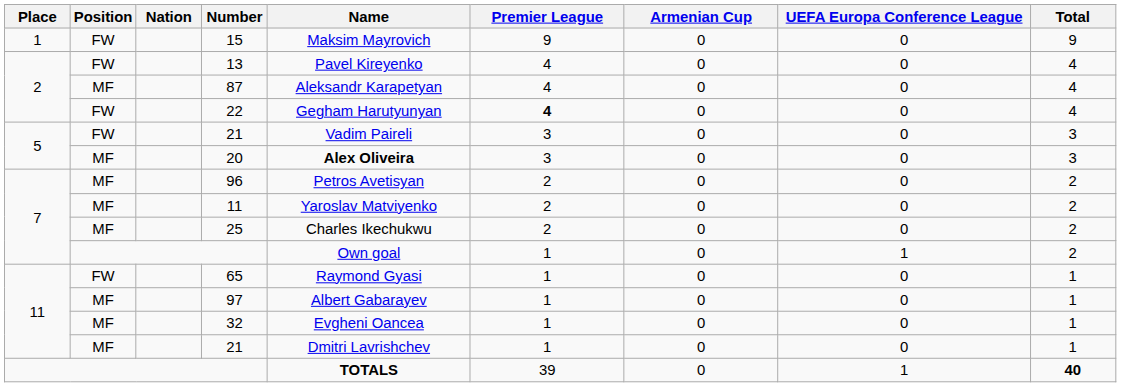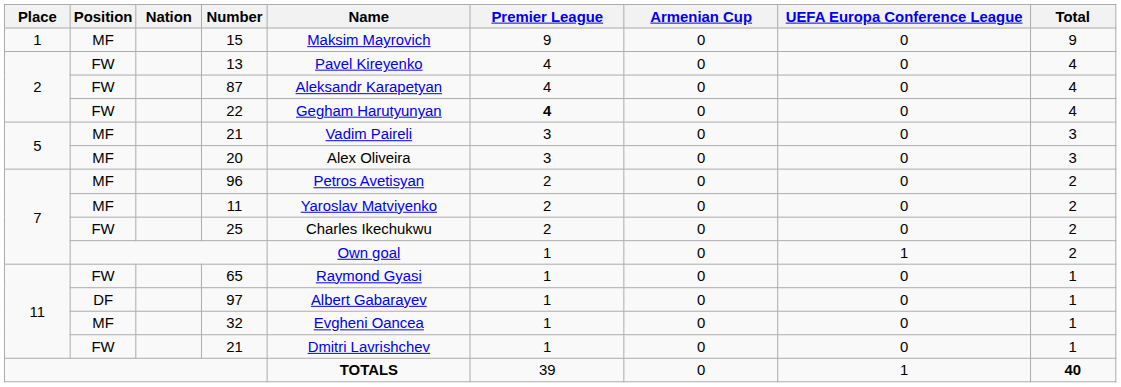(103, 40) FW -> (103, 40) MF
(103, 87) MF -> (103, 87) FW
(103, 134) FW -> (103, 134) MF
(369, 158) bold -> (369, 158) normal
(103, 229) MF -> (103, 229) FW
(103, 299) MF -> (103, 299) DF
(103, 347) MF -> (103, 347) FW
